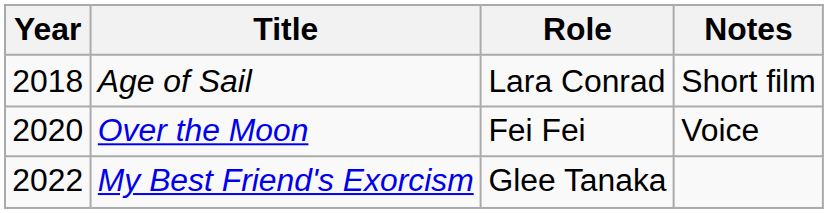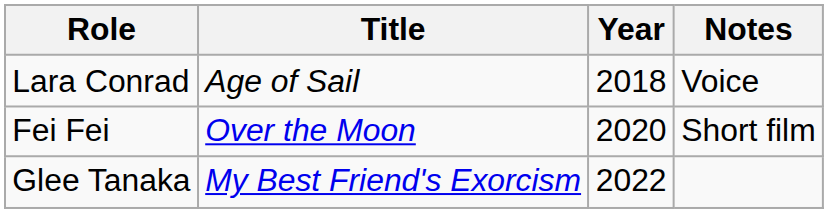columns swapped: (48, 29) <-> (577, 29)
(748, 80) Short film -> (720, 80) Voice
(720, 130) Voice -> (748, 130) Short film
